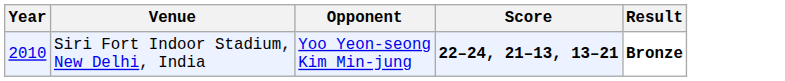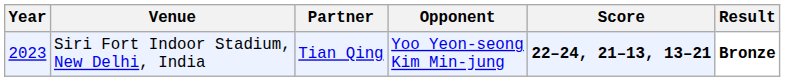+ column: (341, 18)
(27, 54) 2010 -> (27, 54) 2023
